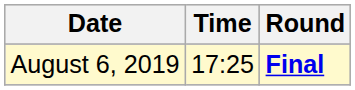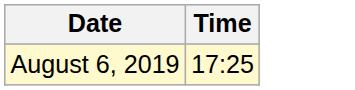- column: (305, 24)
